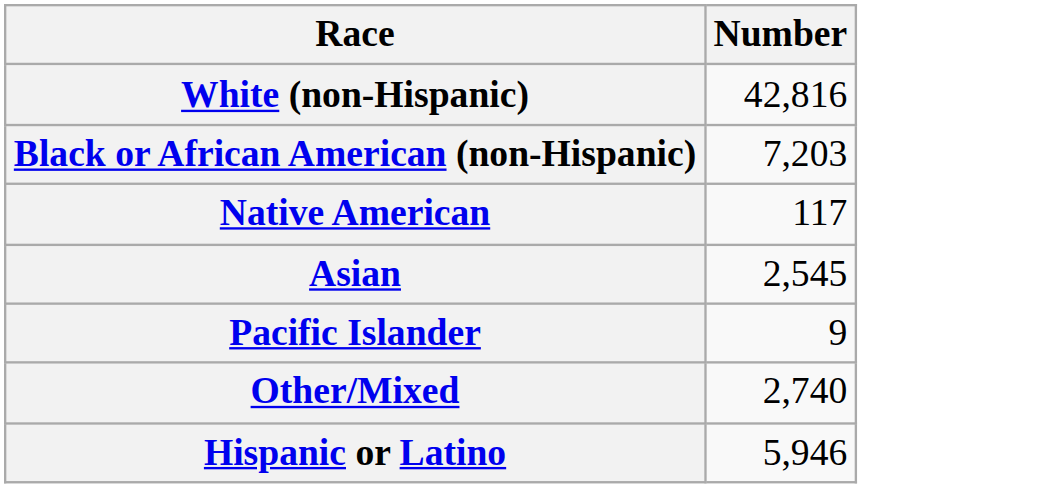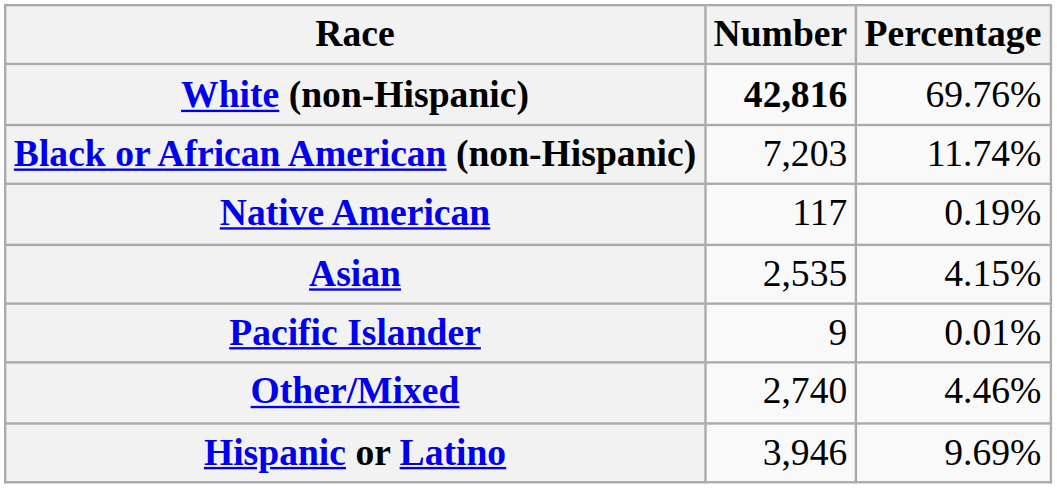+ column: (953, 34)
(796, 93) normal -> (796, 93) bold
(805, 272) 2,545 -> (805, 272) 2,535
(805, 451) 5,946 -> (805, 451) 3,946
